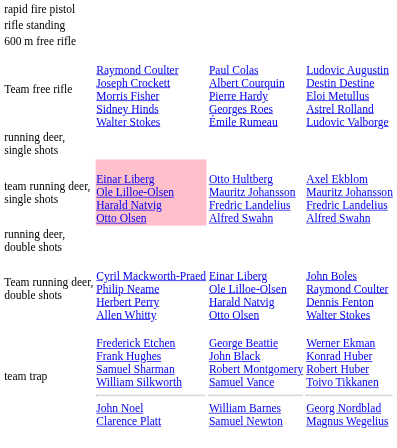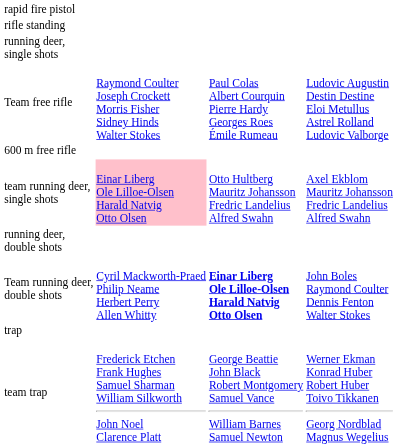rows swapped: (40, 41) <-> (35, 144)
(248, 295) normal -> (249, 295) bold
+ row: (13, 330)
